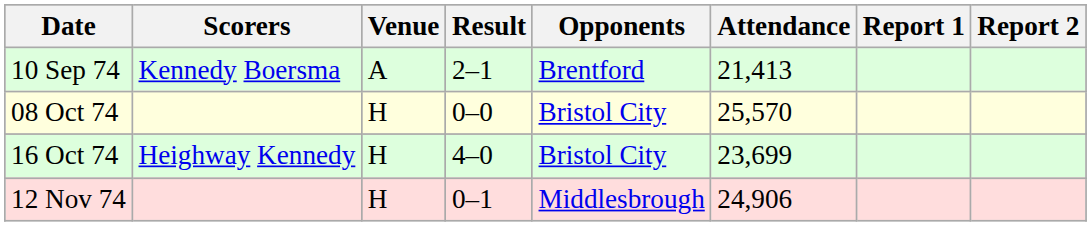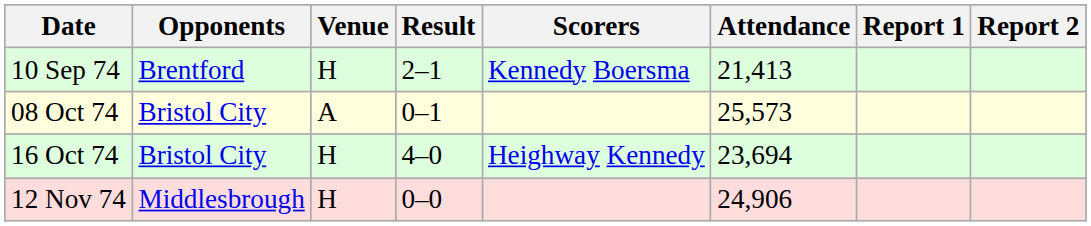columns swapped: (622, 26) <-> (247, 26)
(378, 69) A -> (327, 69) H
(378, 112) H -> (327, 112) A
(472, 112) 0–0 -> (422, 112) 0–1
(755, 112) 25,570 -> (755, 112) 25,573
(755, 155) 23,699 -> (755, 155) 23,694
(472, 198) 0–1 -> (422, 198) 0–0
